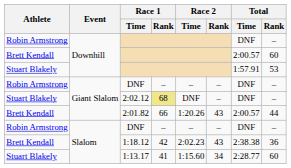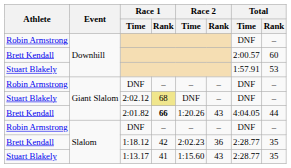(163, 113) normal -> (163, 113) bold
(246, 113) 2:00.57 -> (246, 113) 4:04.05
(219, 142) 43 -> (219, 142) 36
(246, 142) 2:38.38 -> (246, 142) 2:28.77
(274, 142) 36 -> (274, 142) 35
(219, 157) 34 -> (219, 157) 43
(274, 157) 60 -> (274, 157) 35
